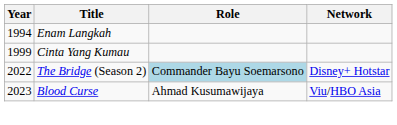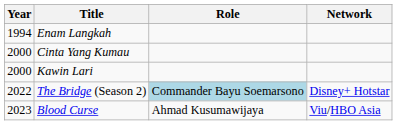(19, 52) 1999 -> (19, 52) 2000
+ row: (65, 71)
